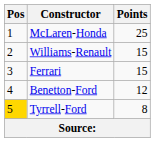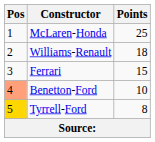(142, 52) 15 -> (142, 52) 18
(10, 90) no background -> (10, 90) lightsalmon background
(142, 90) 12 -> (142, 90) 10
